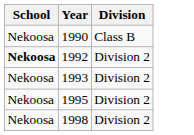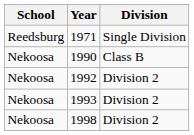+ row: (83, 36)
(31, 57) bold -> (31, 78) normal
- row: (75, 99)
